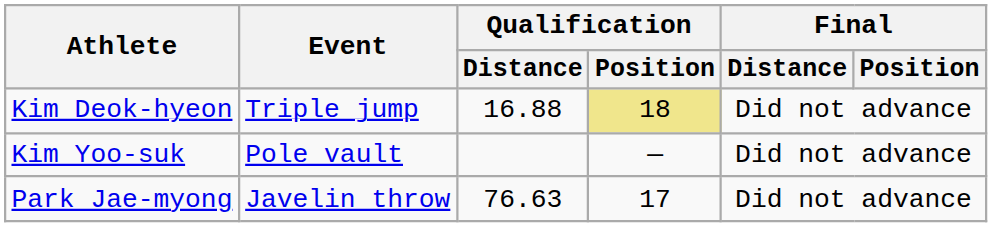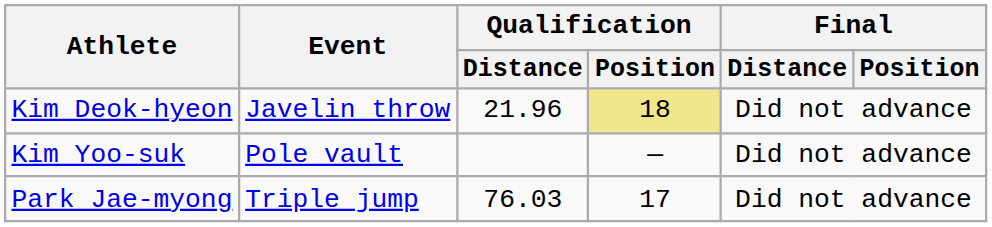(332, 110) Triple jump -> (348, 110) Javelin throw
(523, 110) 16.88 -> (523, 110) 21.96
(348, 199) Javelin throw -> (332, 199) Triple jump
(523, 199) 76.63 -> (523, 199) 76.03
